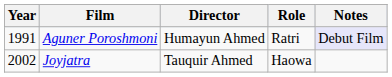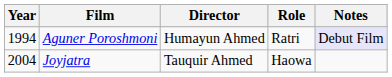(22, 38) 1991 -> (22, 38) 1994
(22, 60) 2002 -> (22, 60) 2004
